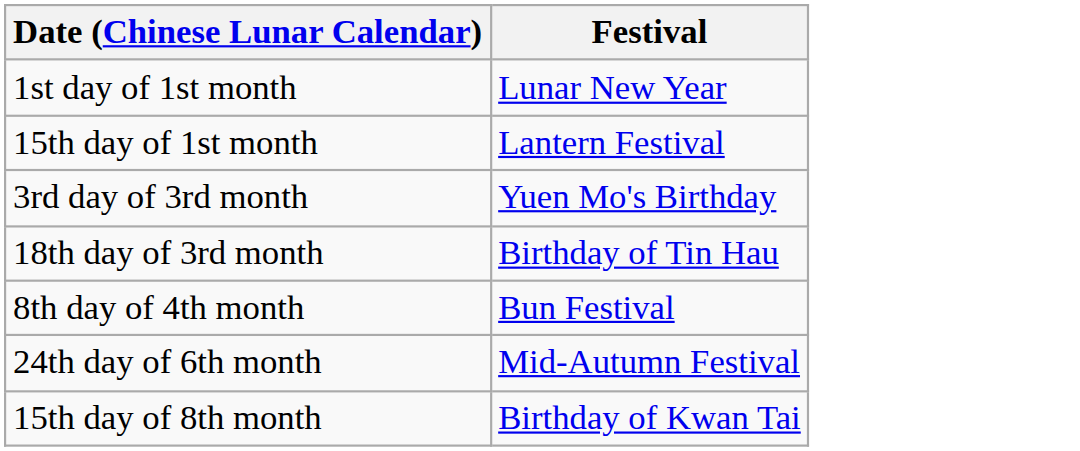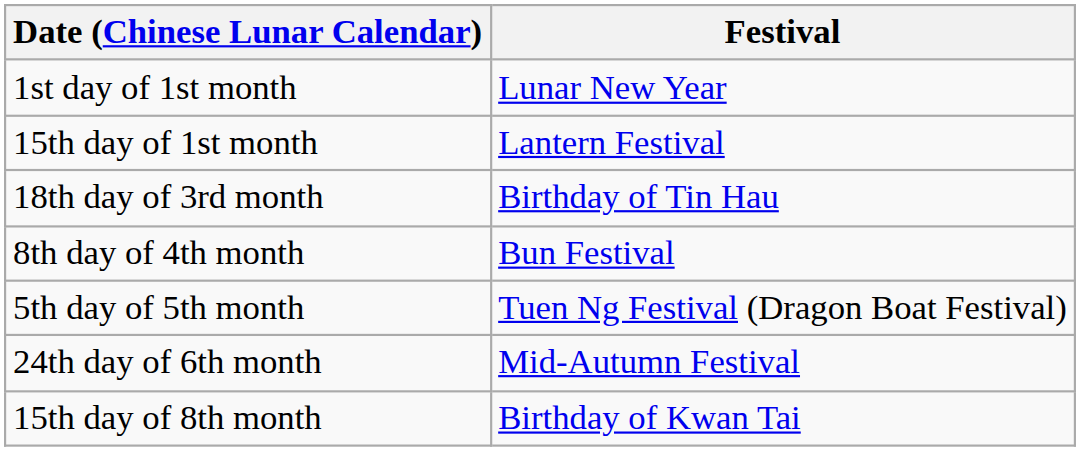- row: (161, 197)
+ row: (159, 307)
